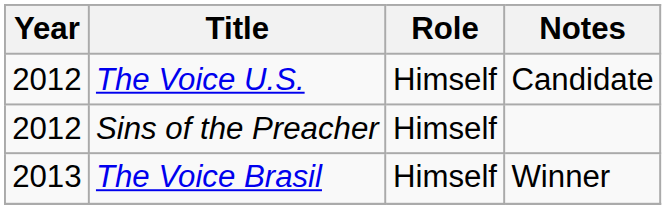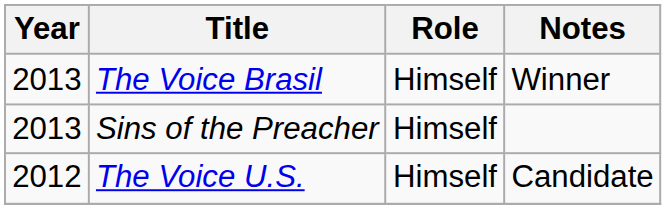rows swapped: (200, 78) <-> (209, 177)
(47, 128) 2012 -> (47, 128) 2013
